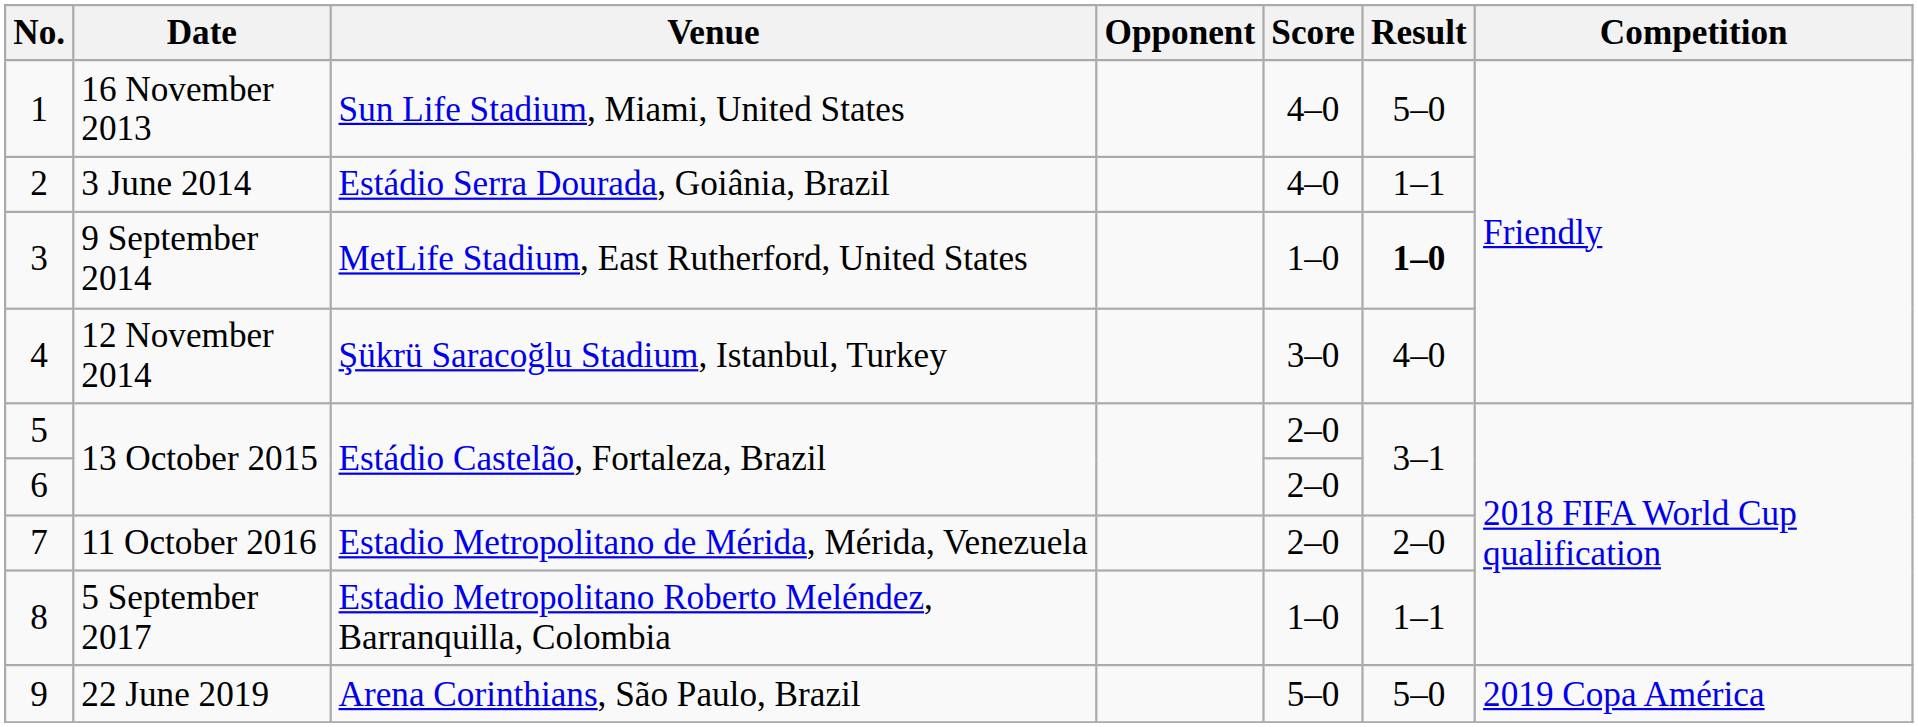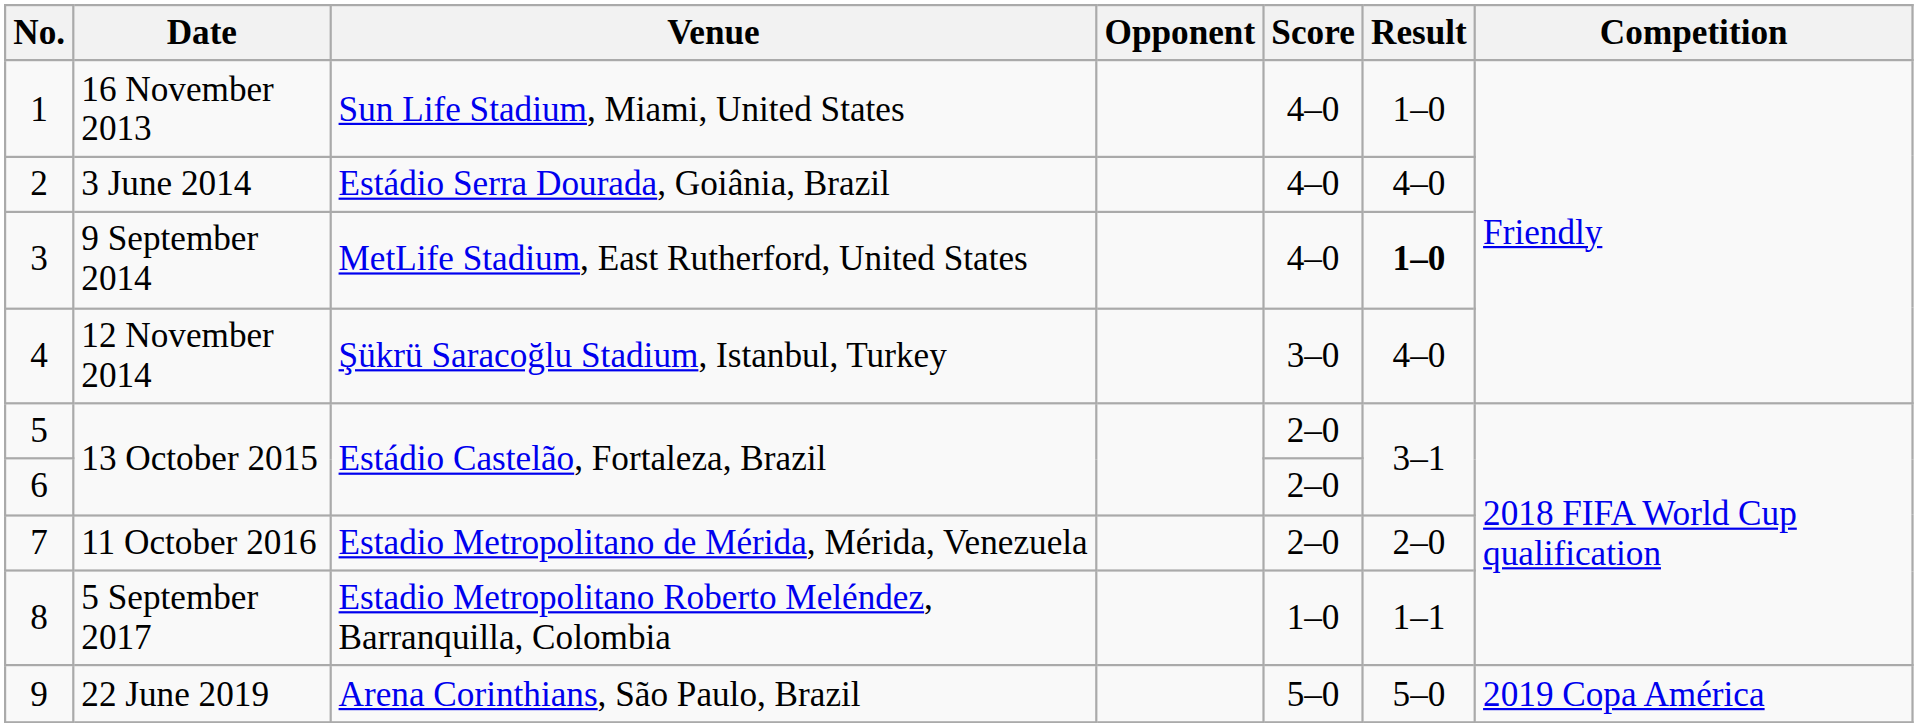(1419, 108) 5–0 -> (1419, 108) 1–0
(1419, 183) 1–1 -> (1419, 183) 4–0
(1313, 259) 1–0 -> (1313, 259) 4–0
